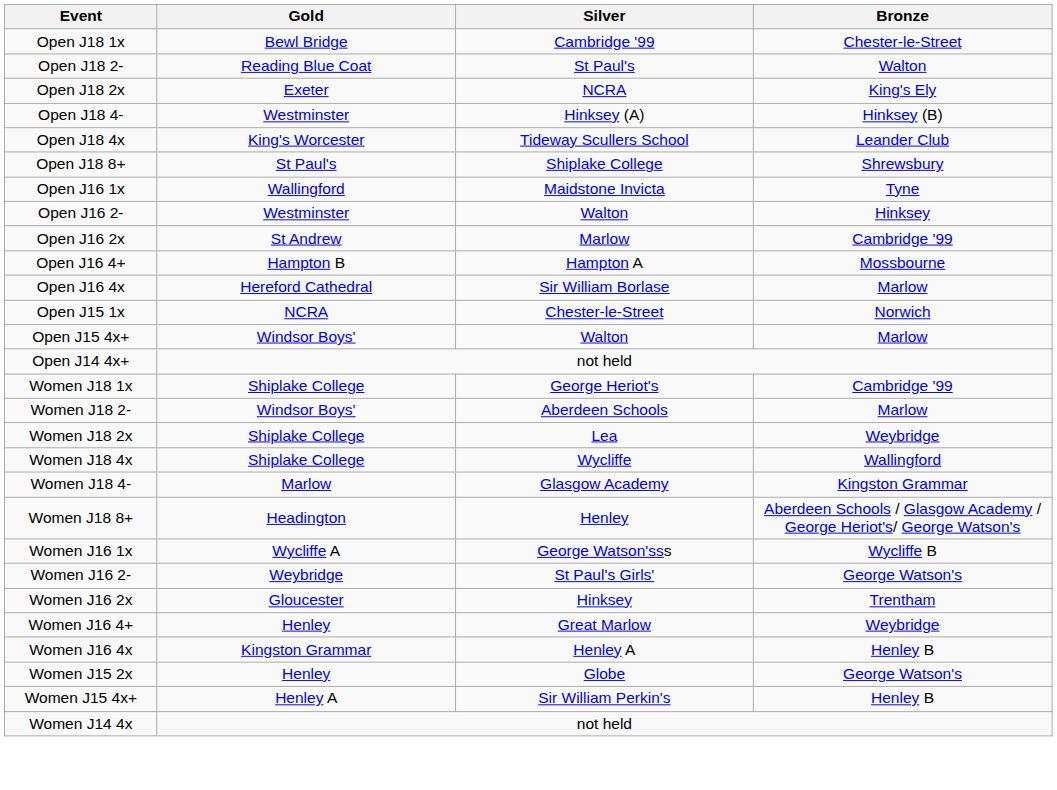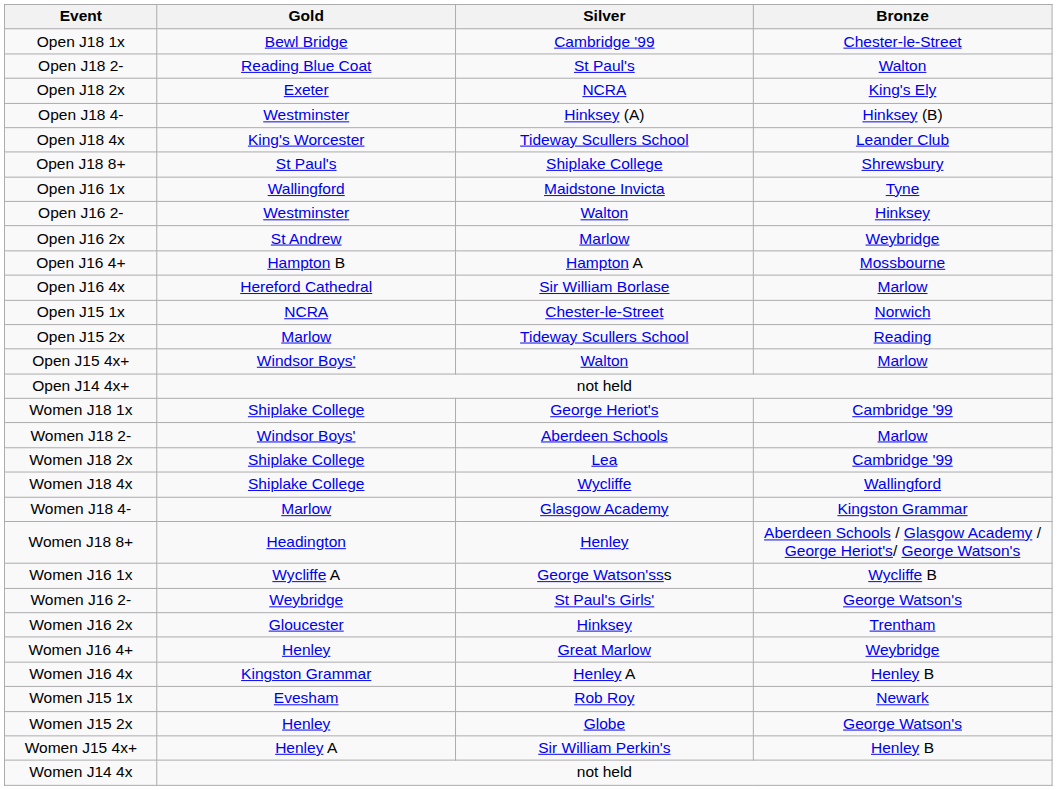(903, 238) Cambridge '99 -> (903, 238) Weybridge
+ row: (81, 336)
(903, 435) Weybridge -> (903, 459) Cambridge '99
+ row: (81, 698)
